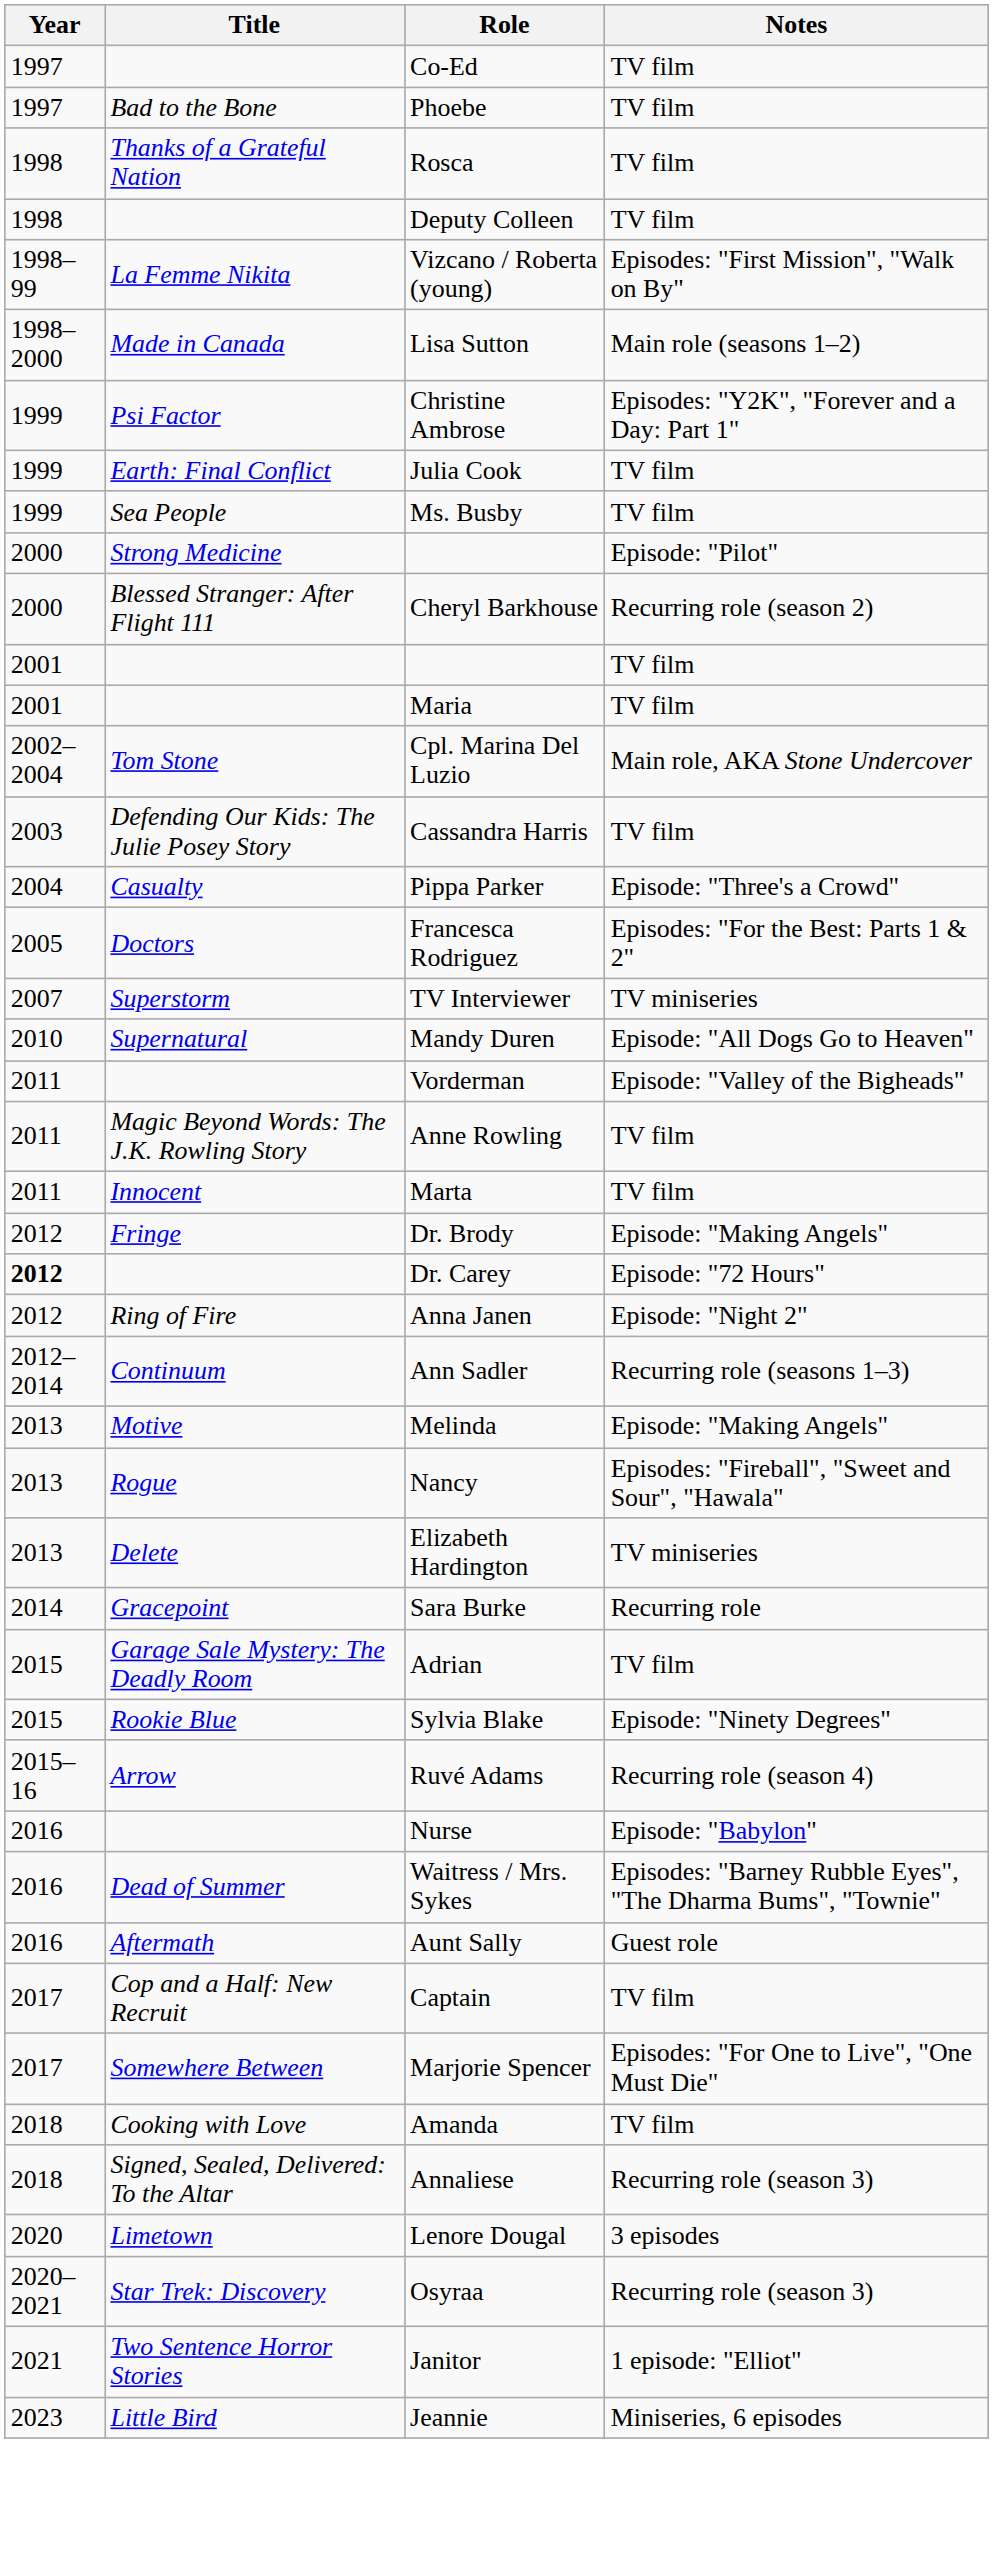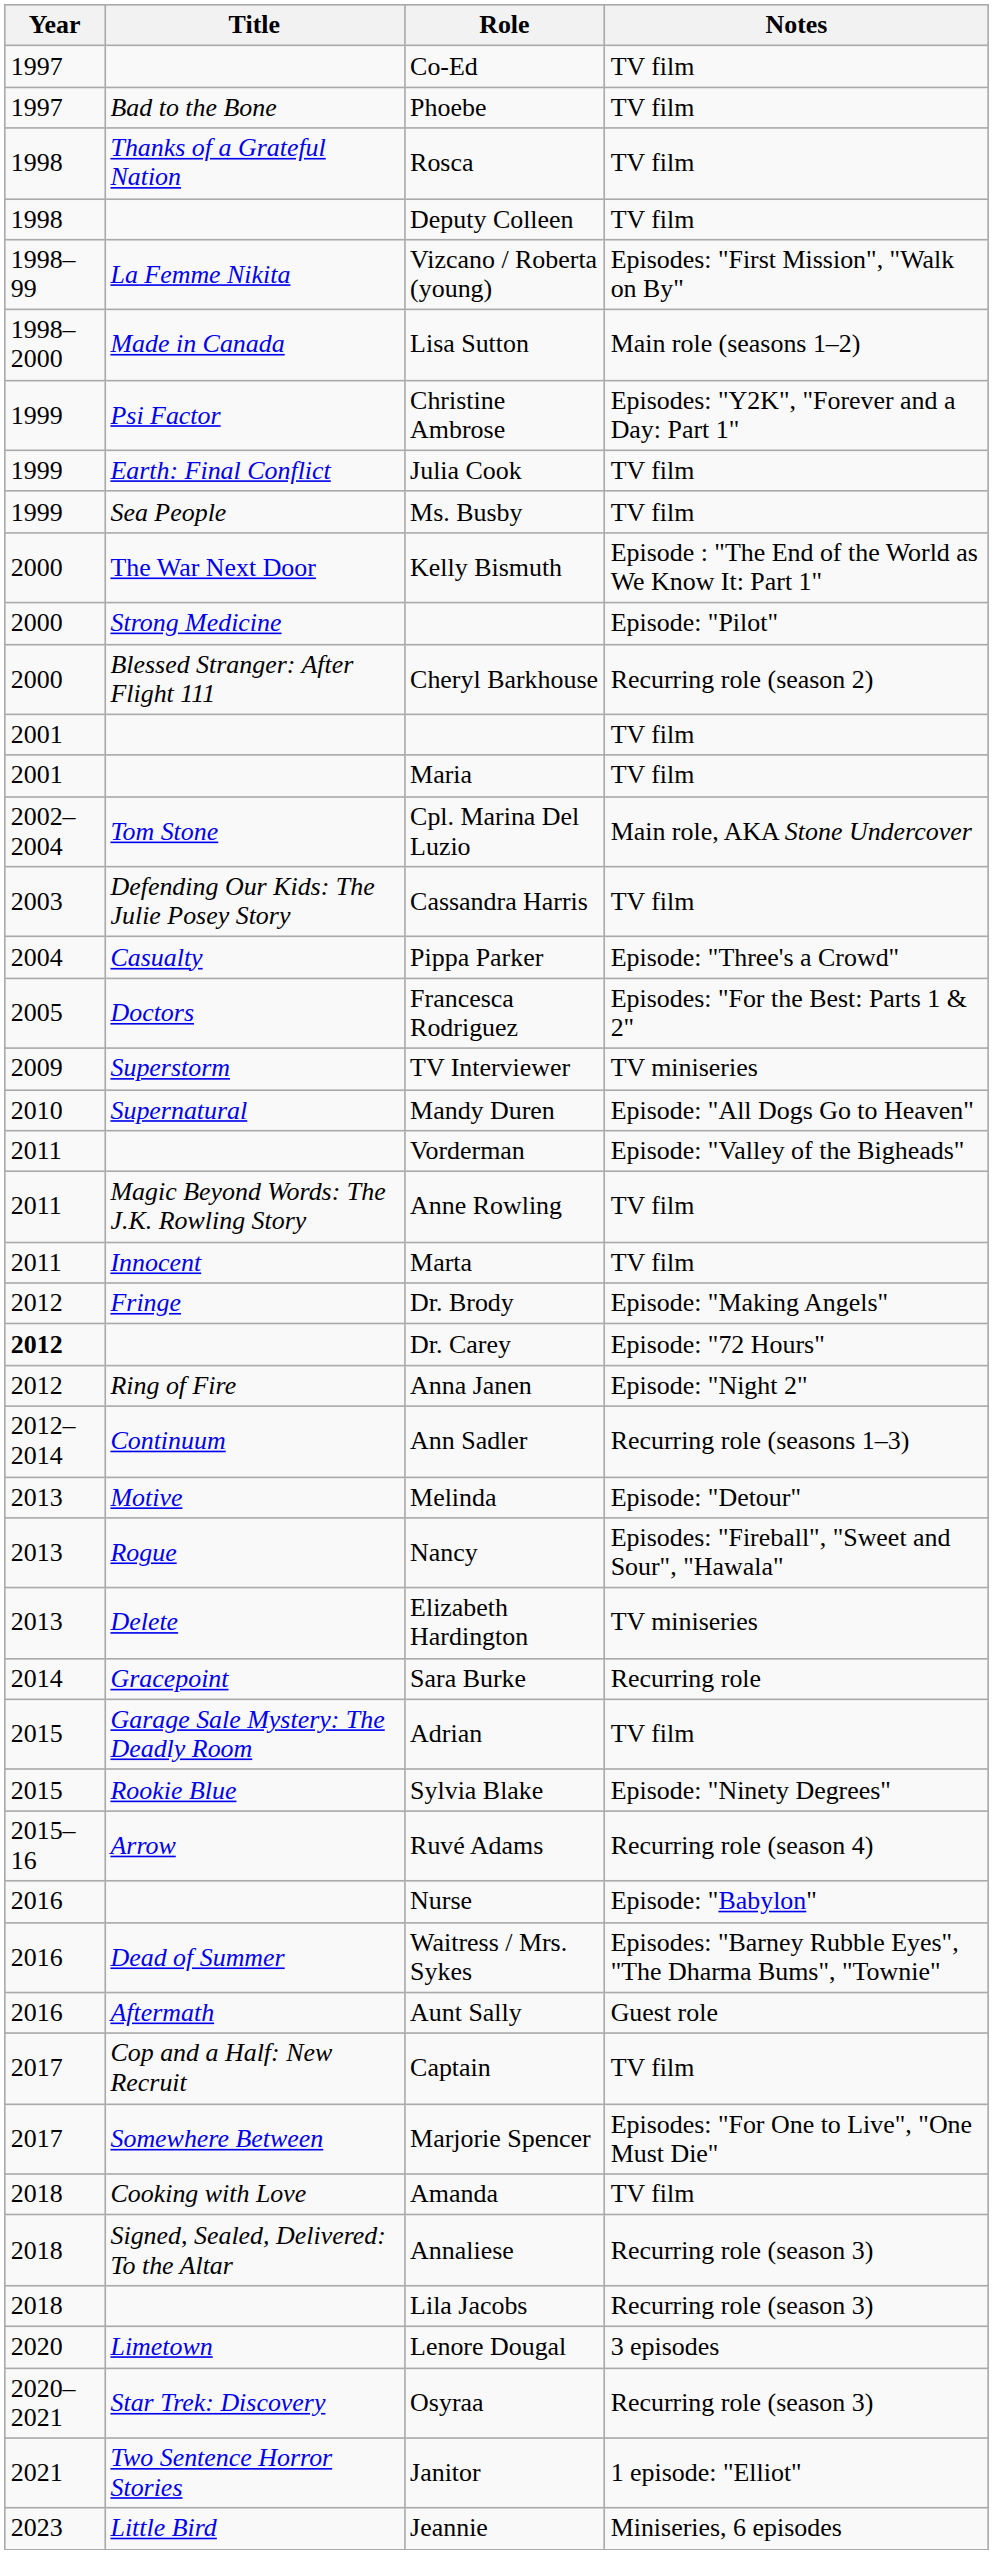+ row: (213, 567)
(37, 998) 2007 -> (37, 1068) 2009
(749, 1426) Episode: "Making Angels" -> (706, 1496) Episode: "Detour"
+ row: (254, 2306)
